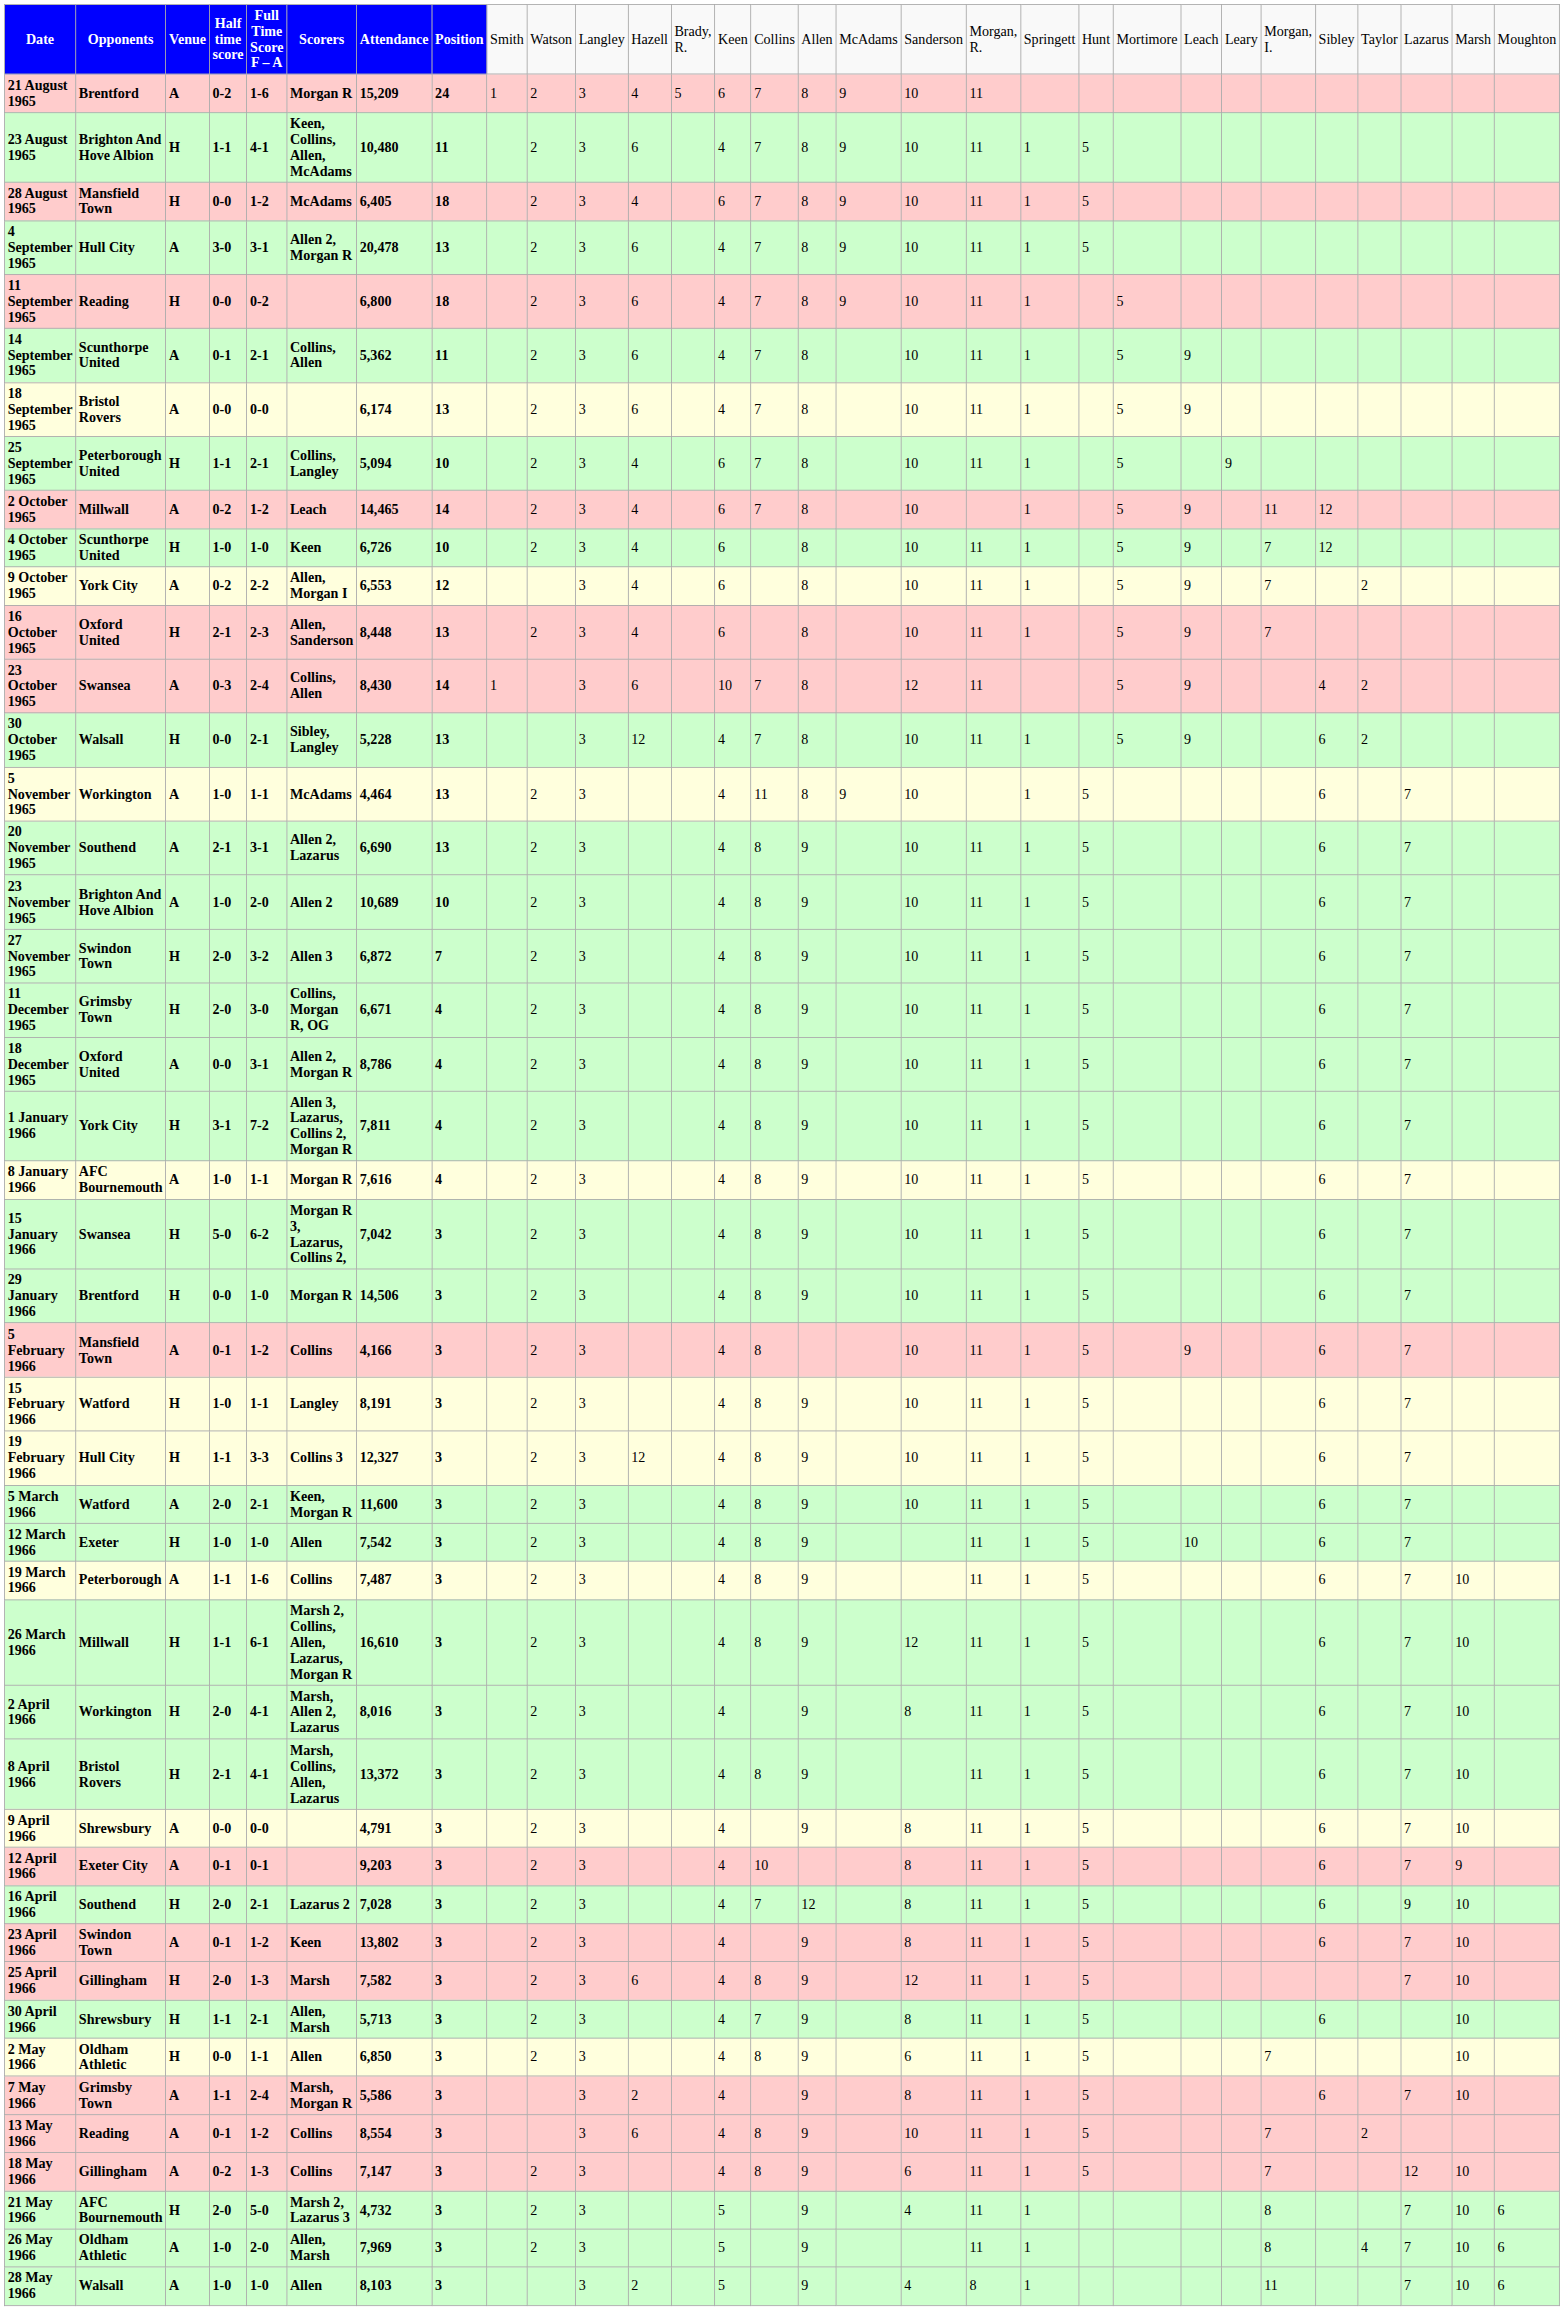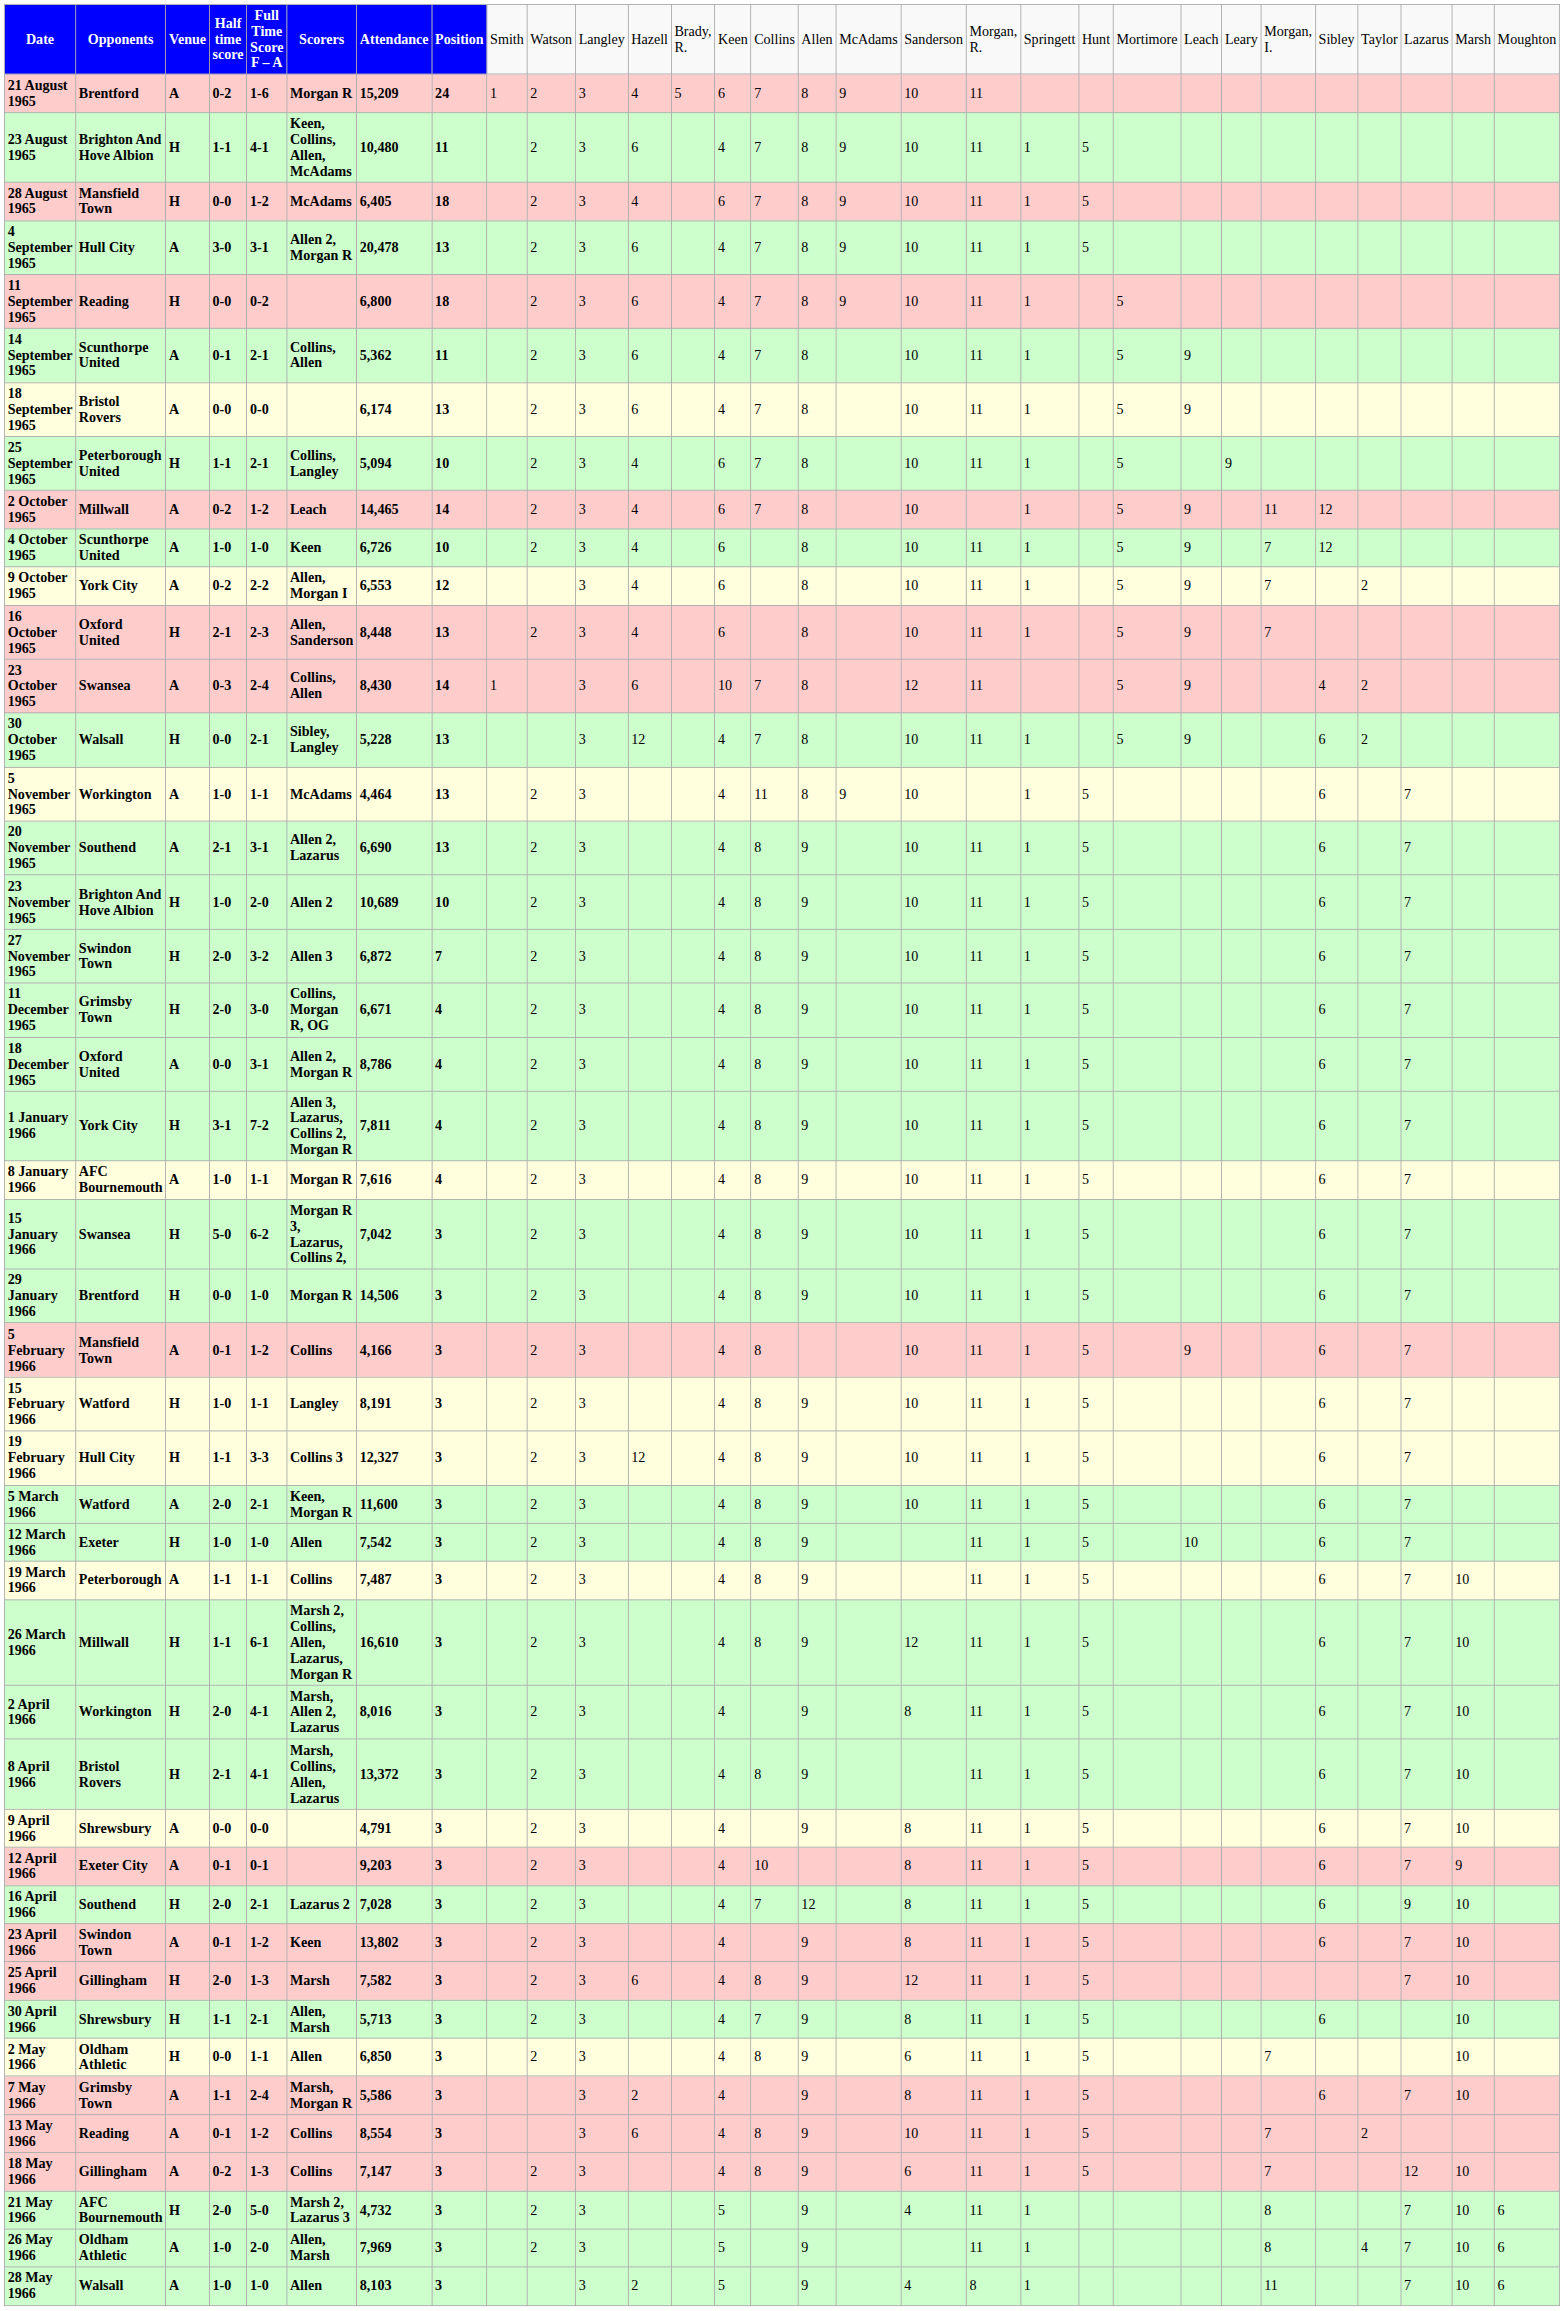(175, 547) H -> (174, 547) A
(174, 902) A -> (175, 902) H
(259, 1580) 1-6 -> (259, 1580) 1-1
